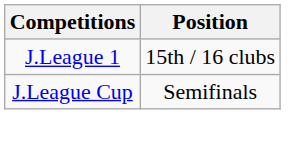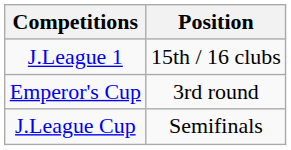+ row: (75, 91)
